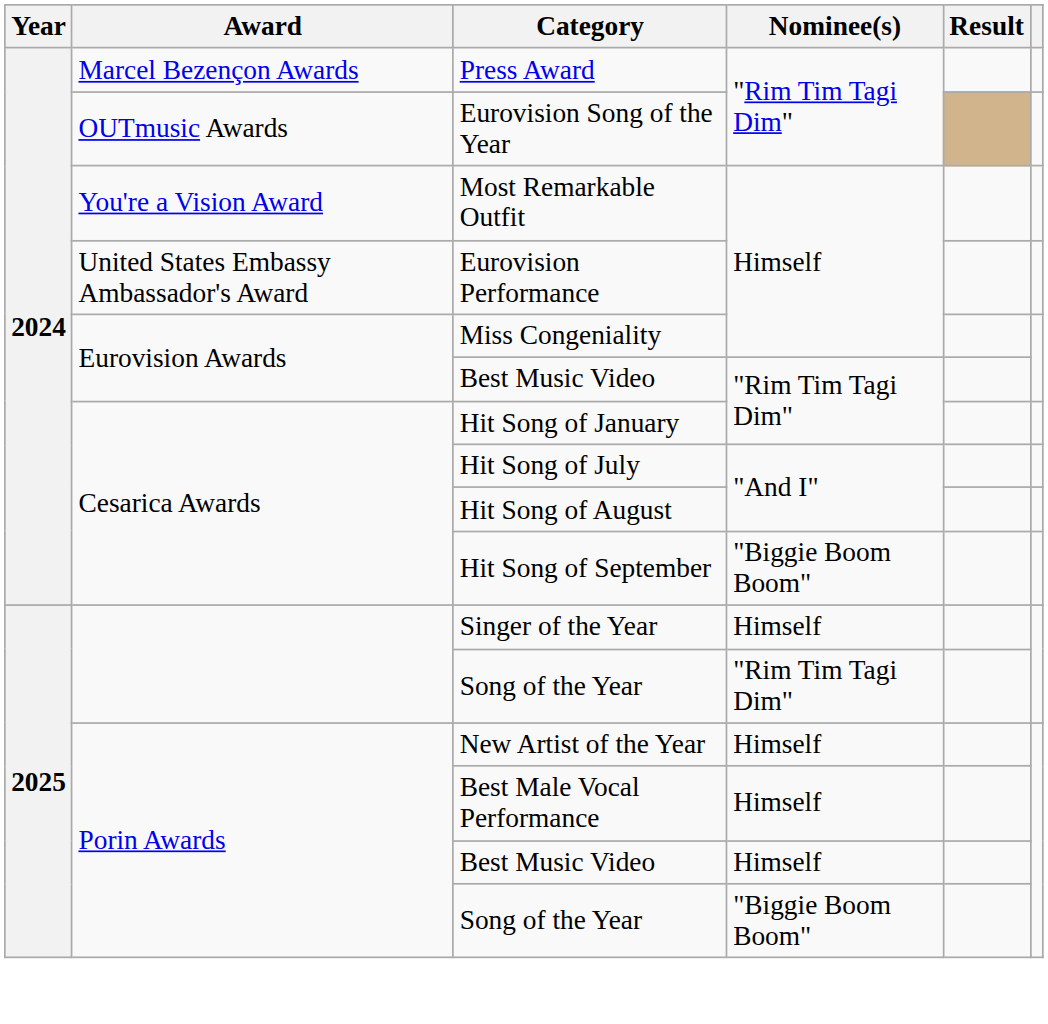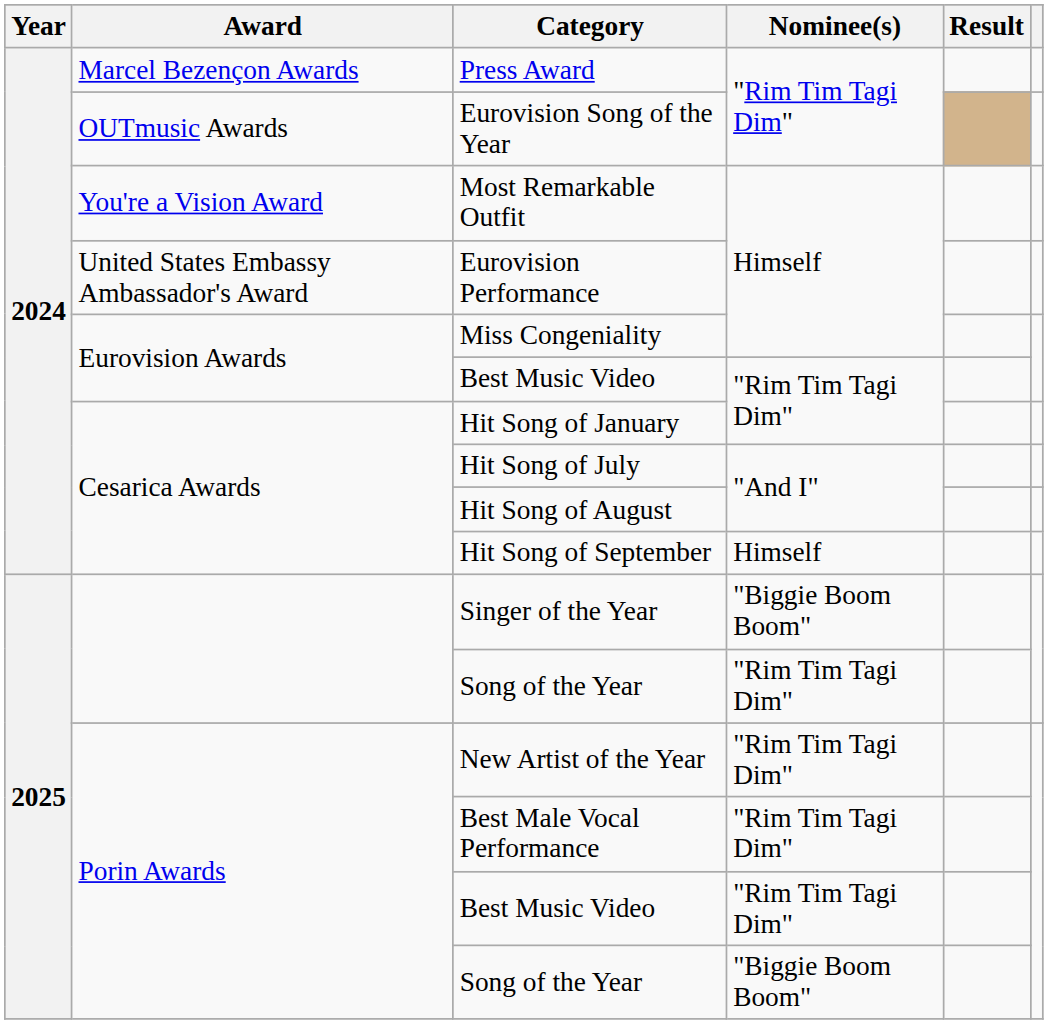(812, 567) "Biggie Boom Boom" -> (777, 552) Himself
(777, 626) Himself -> (812, 611) "Biggie Boom Boom"
(777, 744) Himself -> (815, 759) "Rim Tim Tagi Dim"
(777, 802) Himself -> (815, 833) "Rim Tim Tagi Dim"
(777, 861) Himself -> (815, 907) "Rim Tim Tagi Dim"
